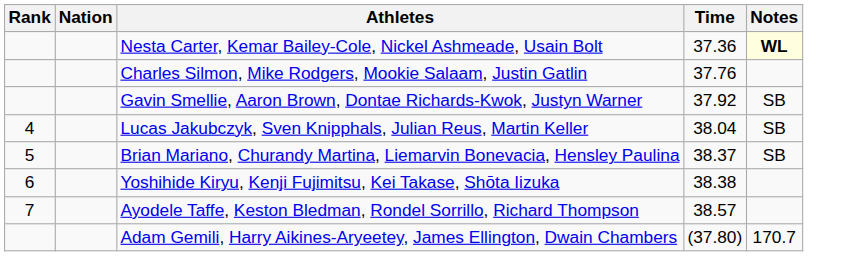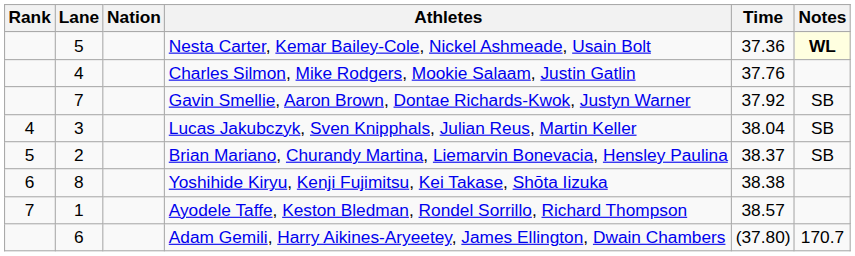+ column: (79, 18)
